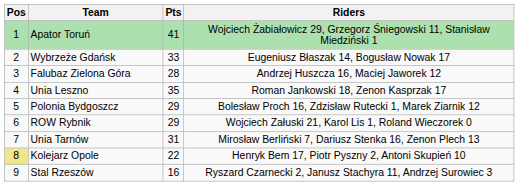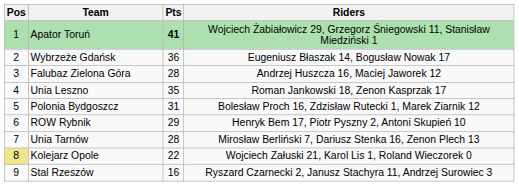(173, 35) normal -> (173, 35) bold
(173, 57) 33 -> (173, 57) 36
(173, 106) 29 -> (173, 106) 31
(349, 123) Wojciech Załuski 21, Karol Lis 1, Roland Wieczorek 0 -> (349, 123) Henryk Bem 17, Piotr Pyszny 2, Antoni Skupień 10
(173, 139) 31 -> (173, 139) 28
(349, 156) Henryk Bem 17, Piotr Pyszny 2, Antoni Skupień 10 -> (349, 156) Wojciech Załuski 21, Karol Lis 1, Roland Wieczorek 0
